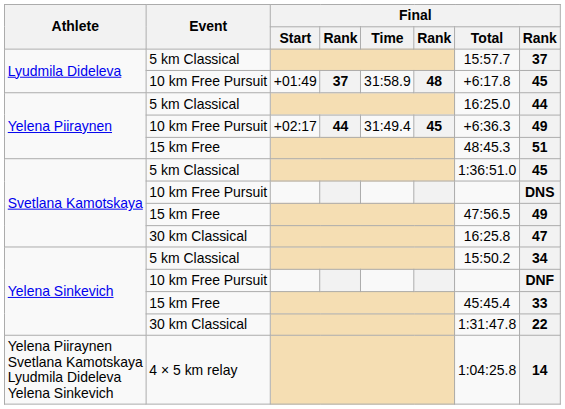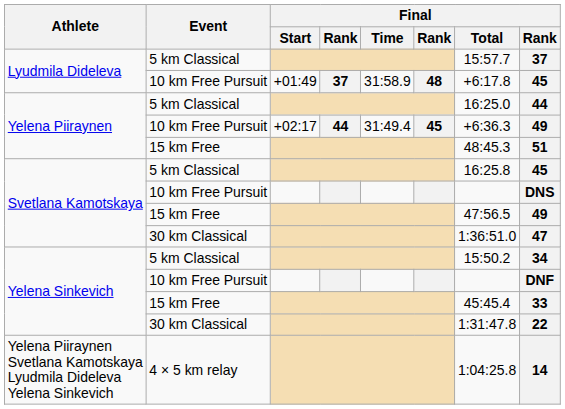(487, 170) 1:36:51.0 -> (487, 170) 16:25.8
(487, 237) 16:25.8 -> (487, 237) 1:36:51.0
